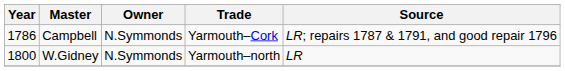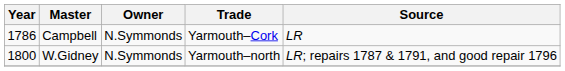(422, 35) LR; repairs 1787 & 1791, and good repair 1796 -> (294, 35) LR
(294, 55) LR -> (422, 55) LR; repairs 1787 & 1791, and good repair 1796
